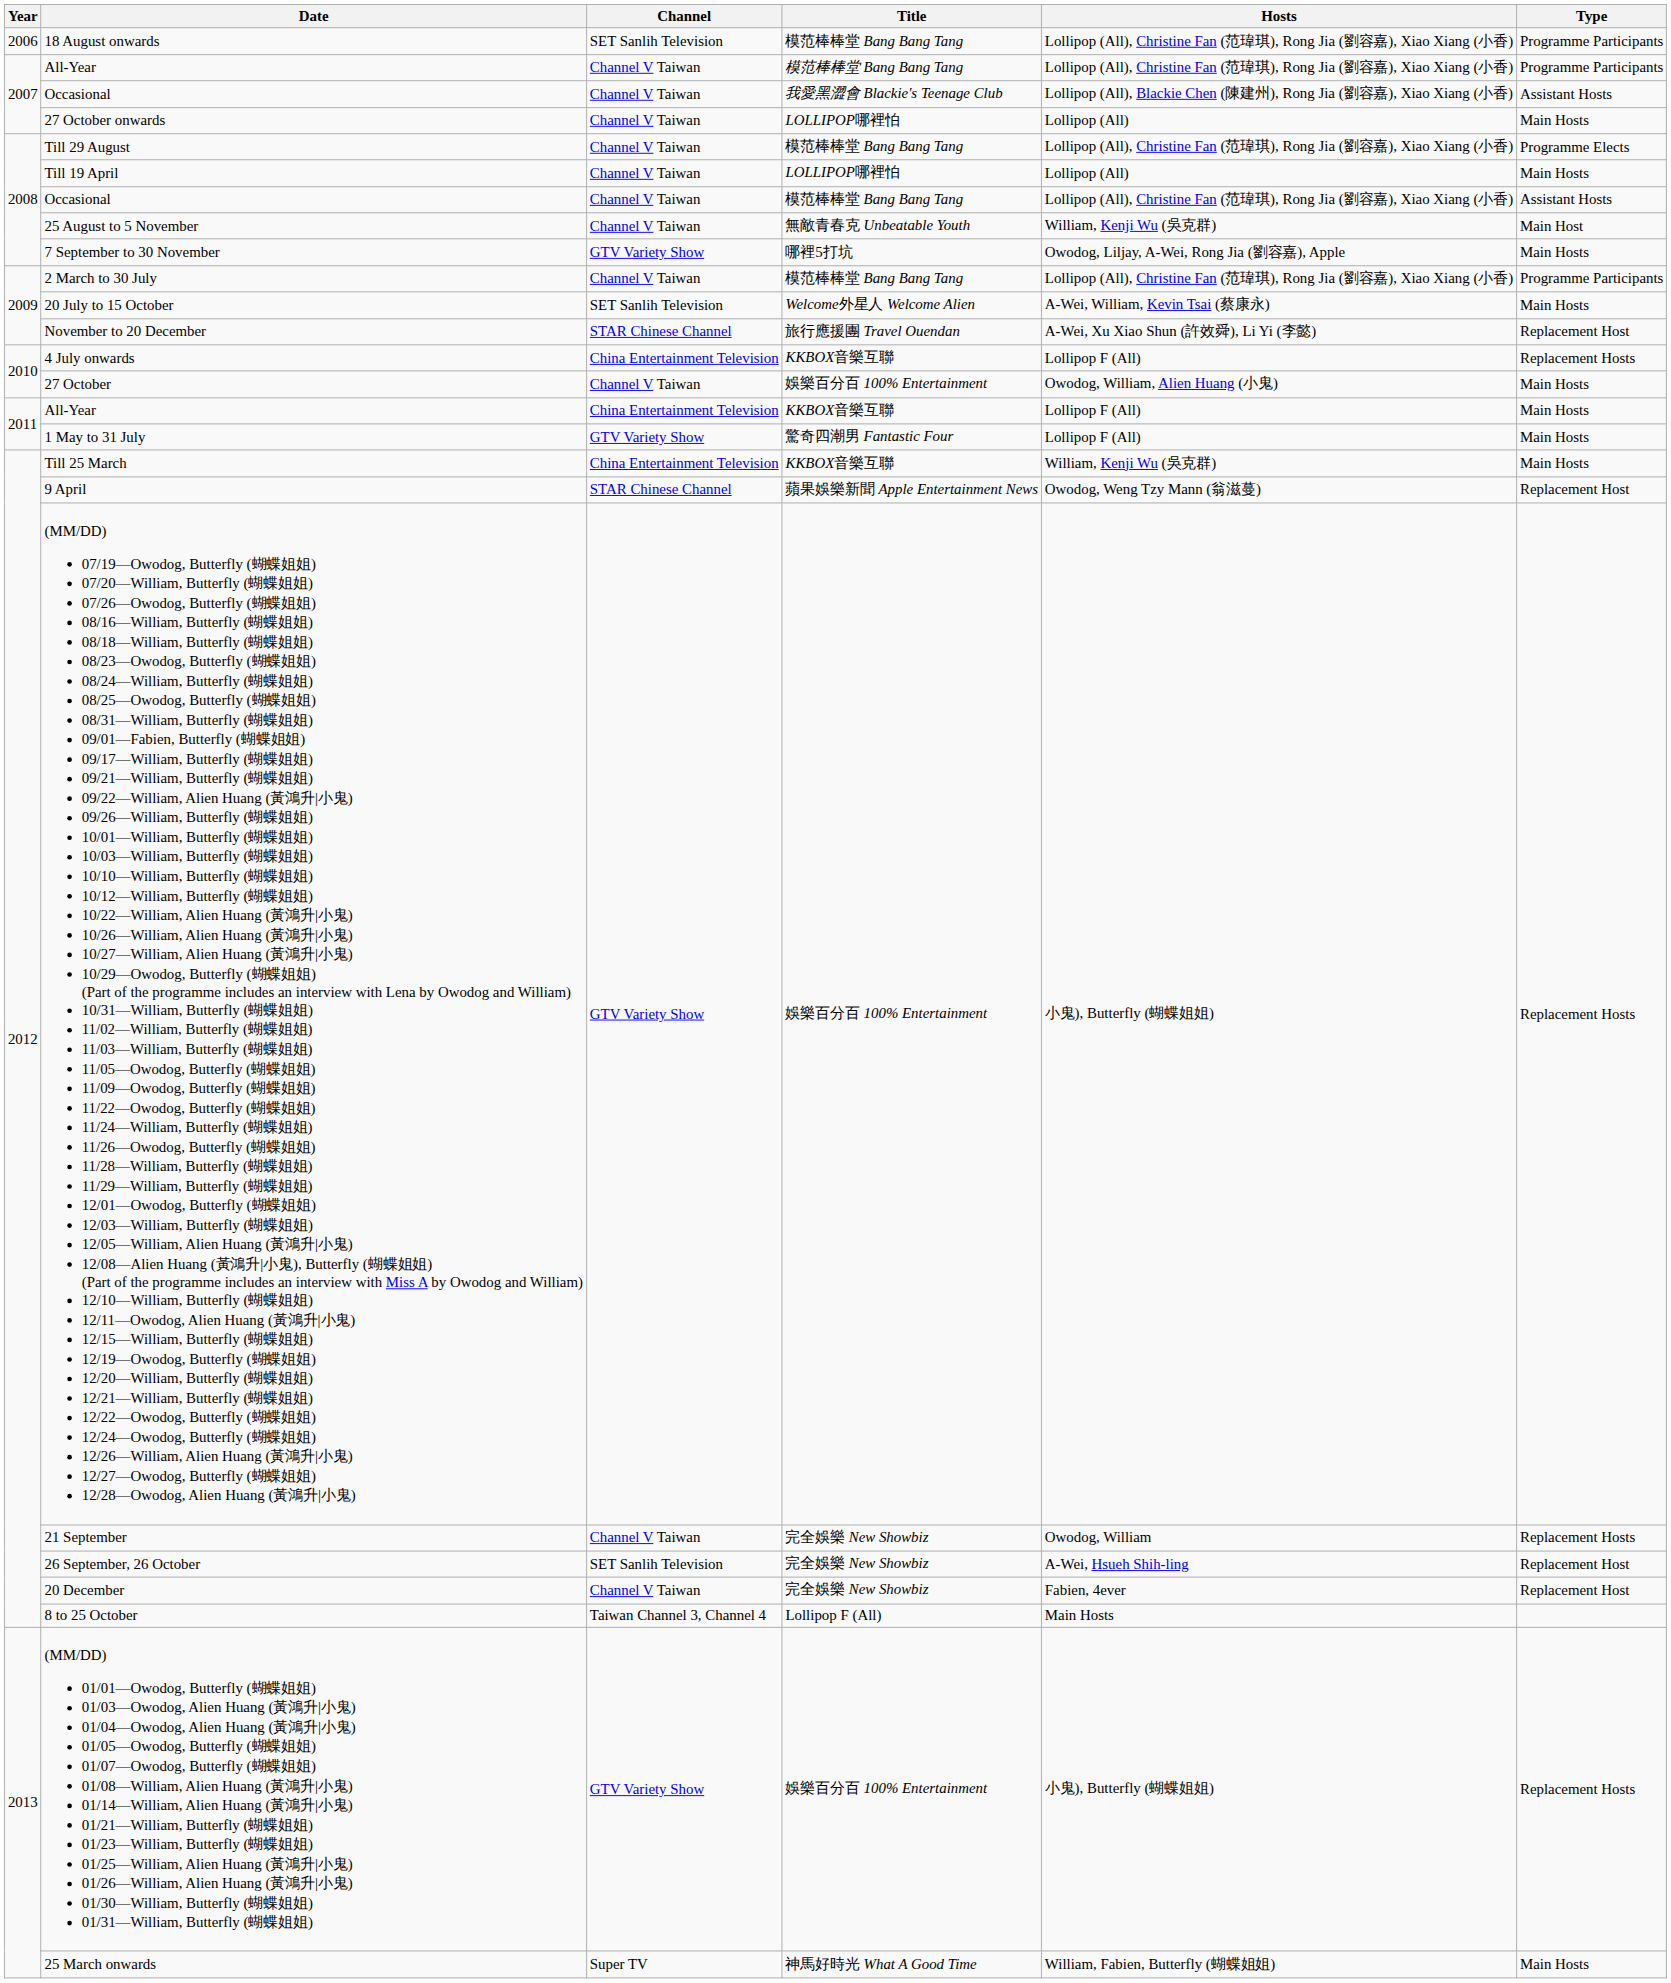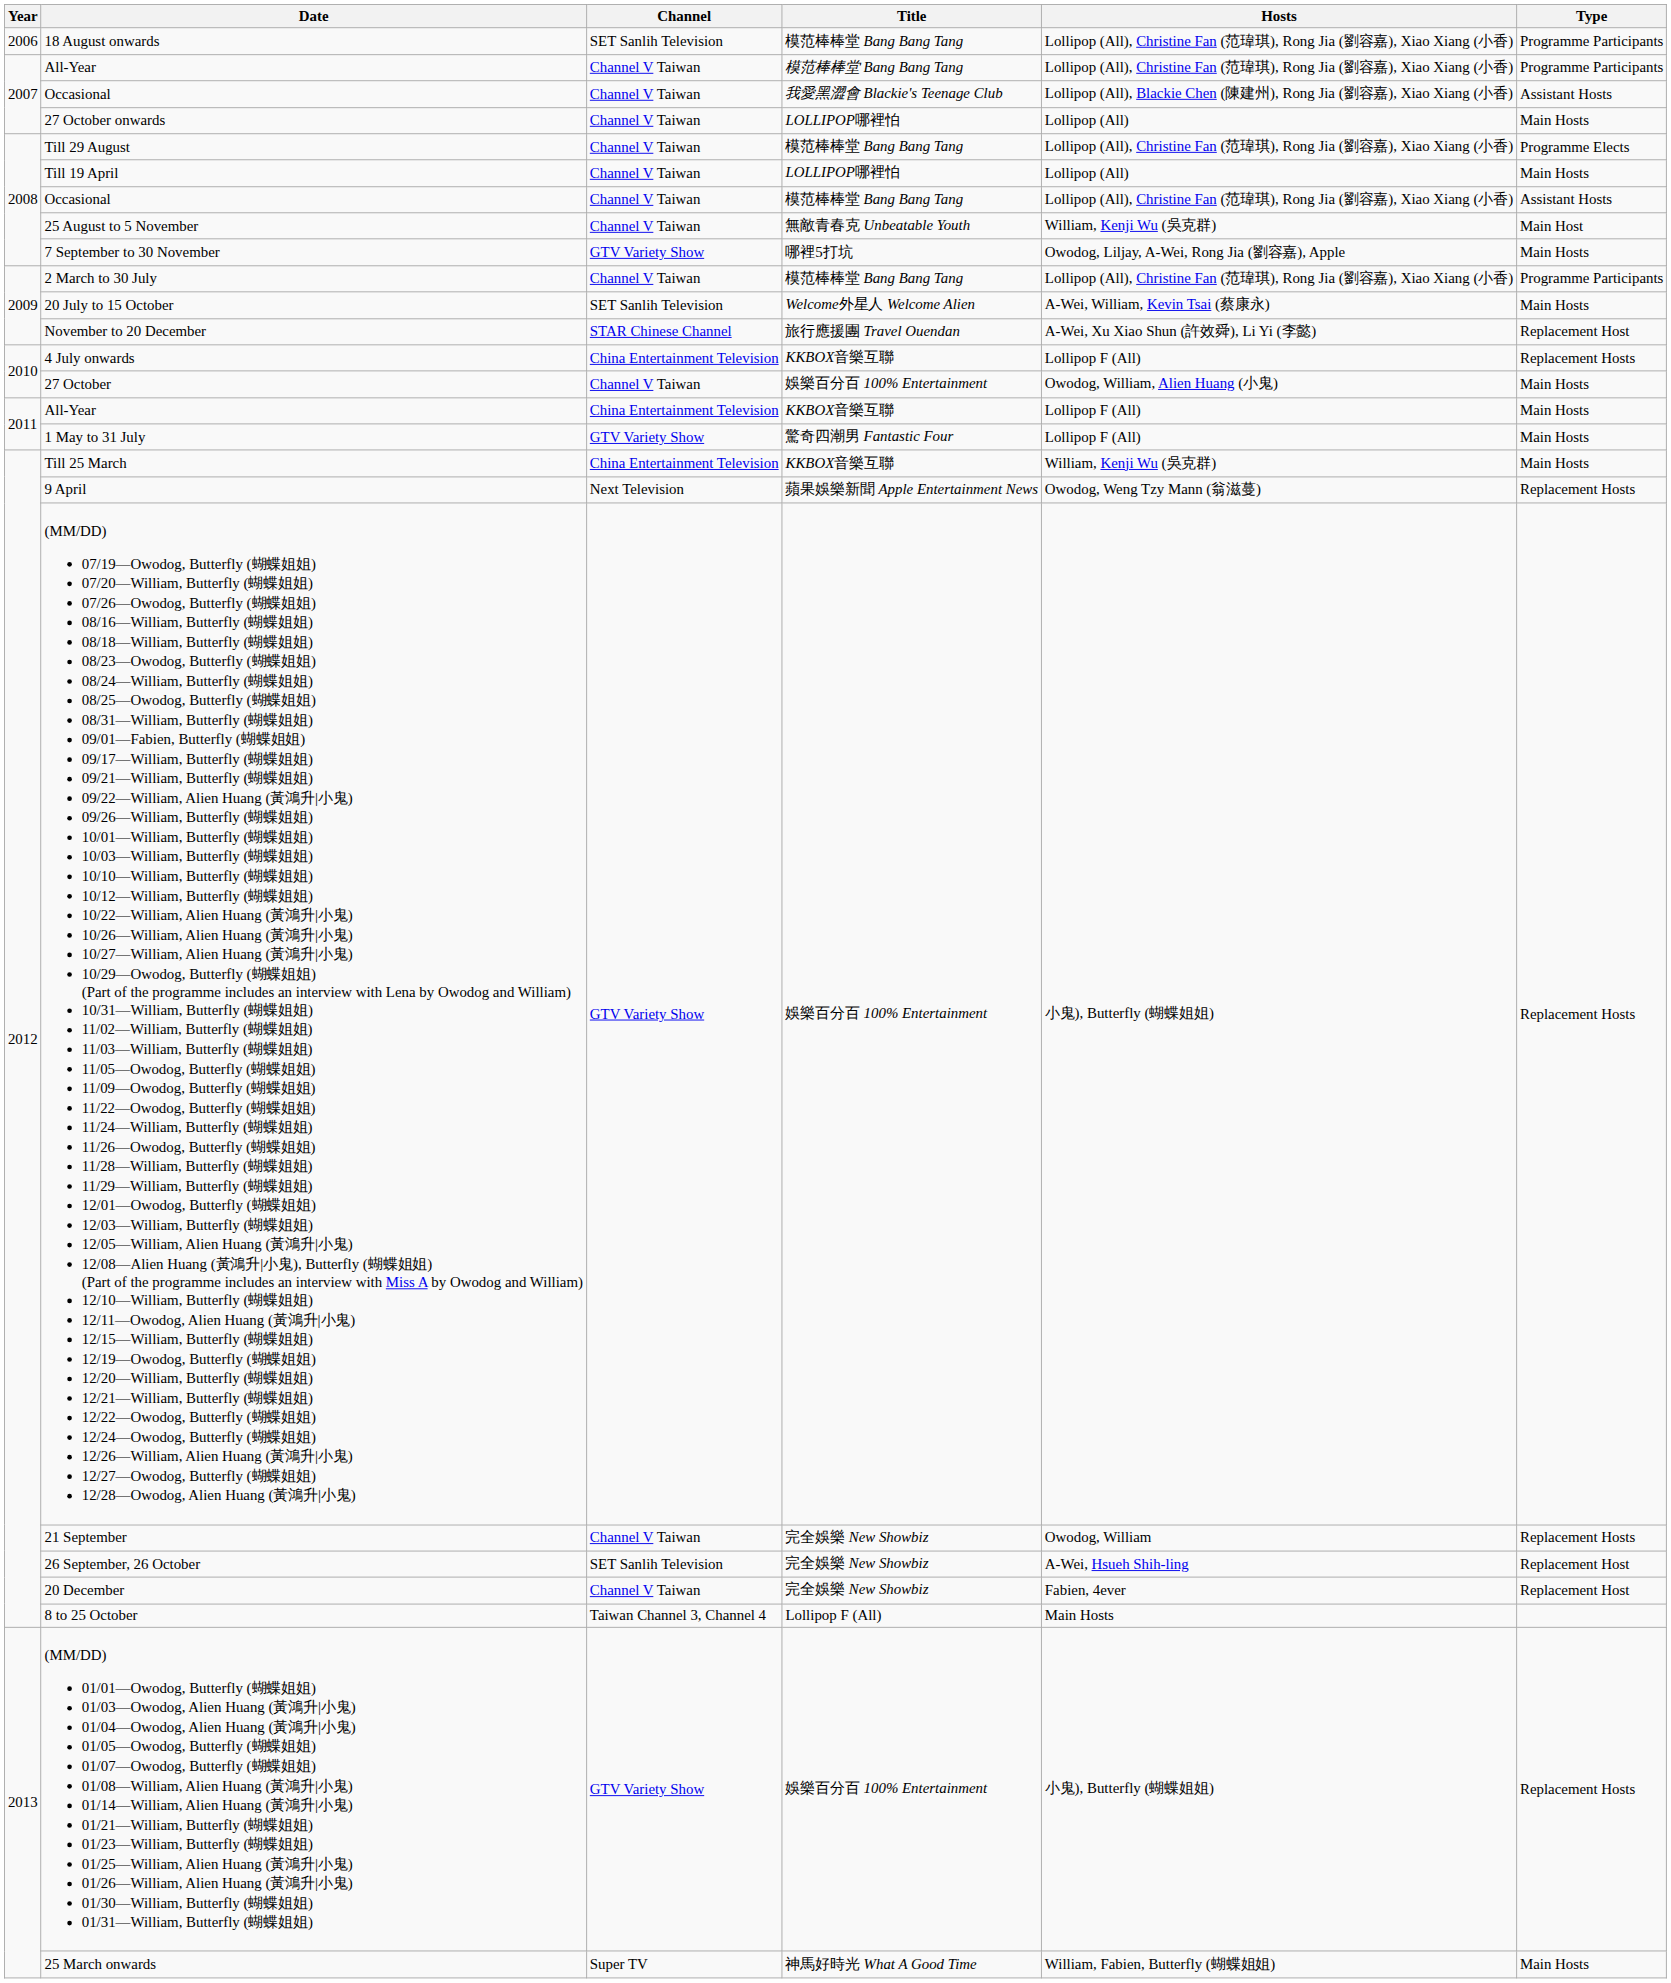(661, 489) STAR Chinese Channel -> (637, 489) Next Television
(1575, 489) Replacement Host -> (1578, 489) Replacement Hosts
